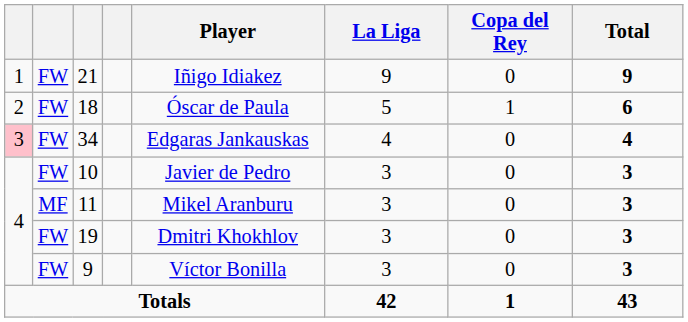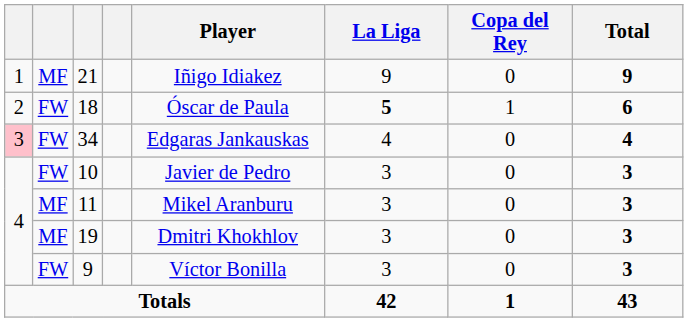(53, 75) FW -> (53, 75) MF
(386, 107) normal -> (386, 107) bold
(53, 236) FW -> (53, 236) MF
